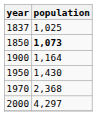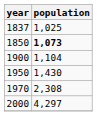(48, 58) 1,164 -> (48, 58) 1,104
(48, 88) 2,368 -> (48, 88) 2,308
